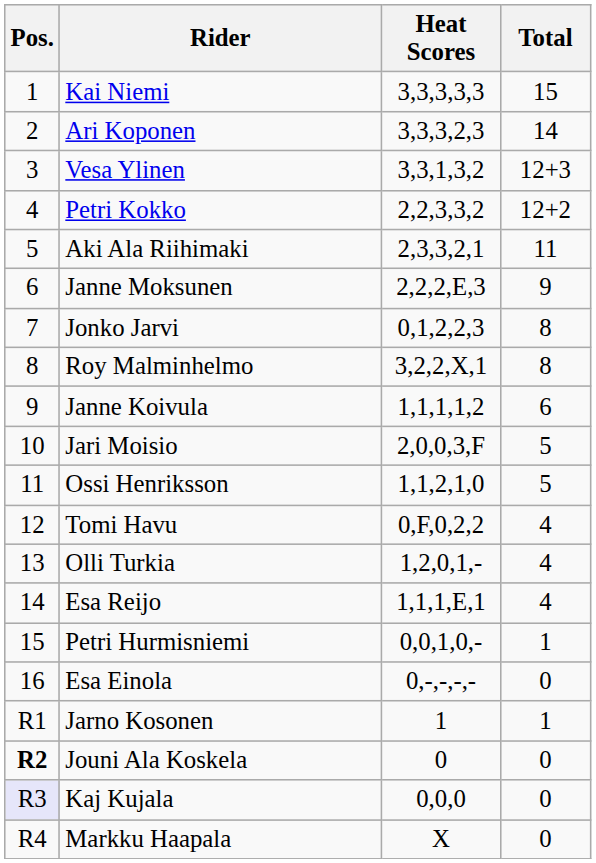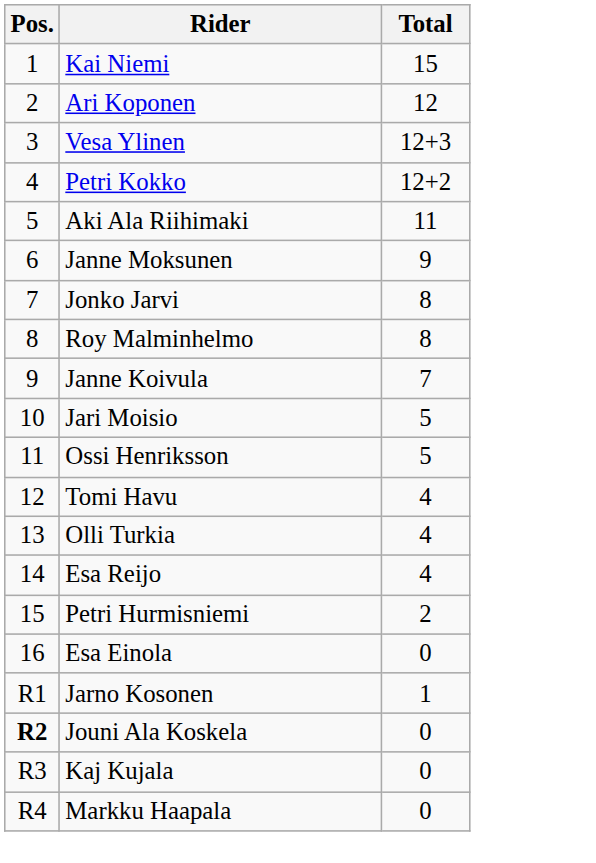- column: (441, 38)
(545, 130) 14 -> (426, 102) 12
(545, 406) 6 -> (426, 378) 7
(545, 642) 1 -> (426, 614) 2
(32, 799) lavender background -> (32, 771) no background
